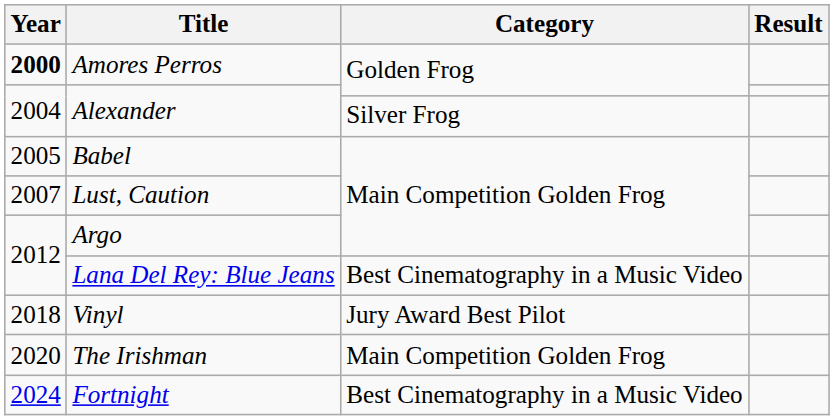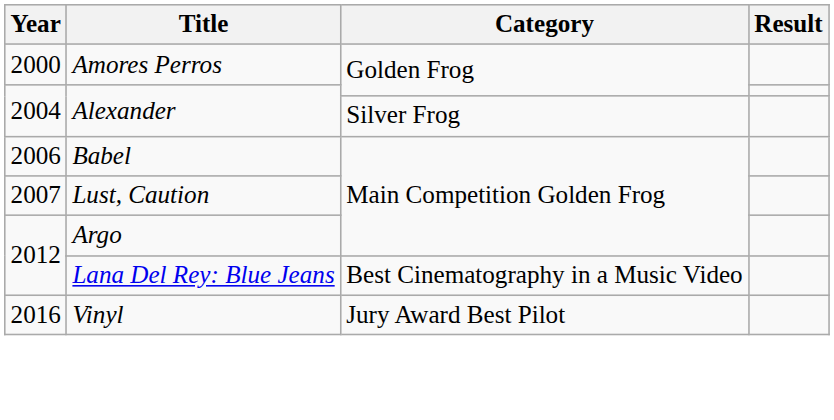(36, 64) bold -> (36, 64) normal
(36, 155) 2005 -> (36, 155) 2006
(36, 314) 2018 -> (36, 314) 2016
- row: (140, 354)
- row: (121, 394)
